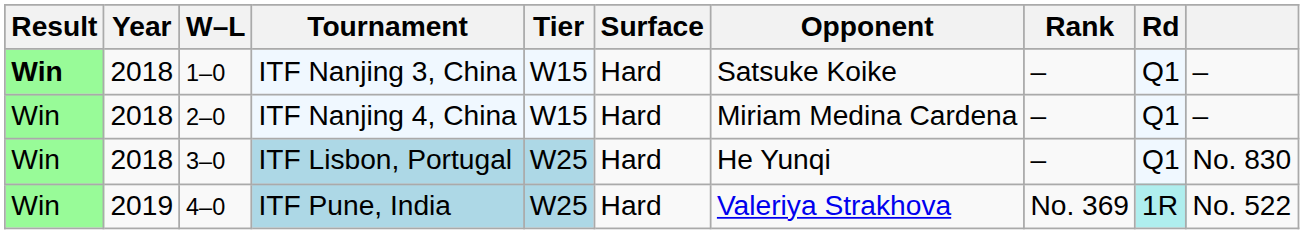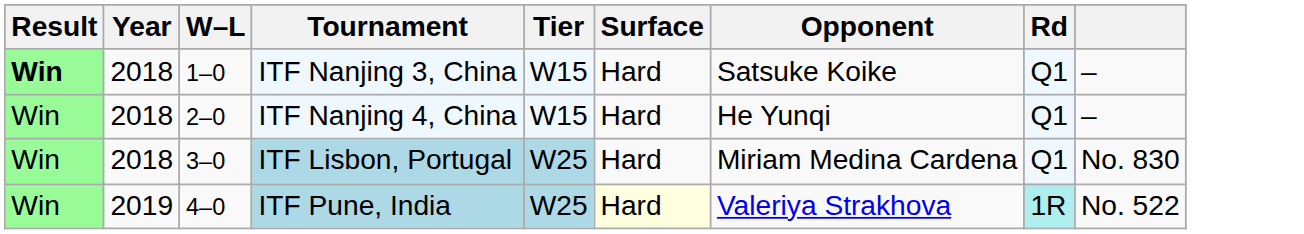- column: (1080, 26)
(867, 116) Miriam Medina Cardena -> (774, 116) He Yunqi
(774, 160) He Yunqi -> (867, 160) Miriam Medina Cardena
(631, 205) no background -> (631, 205) lightyellow background
